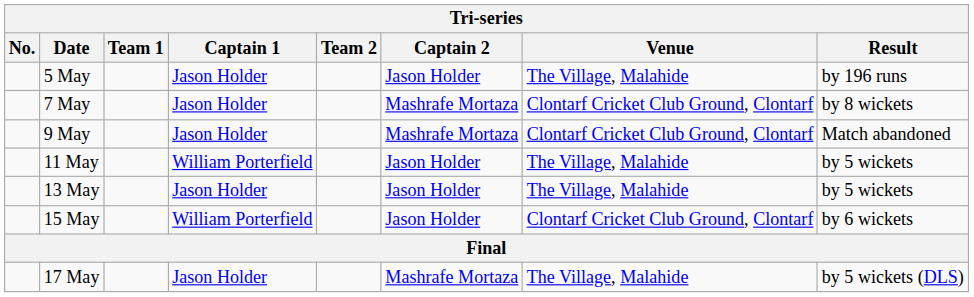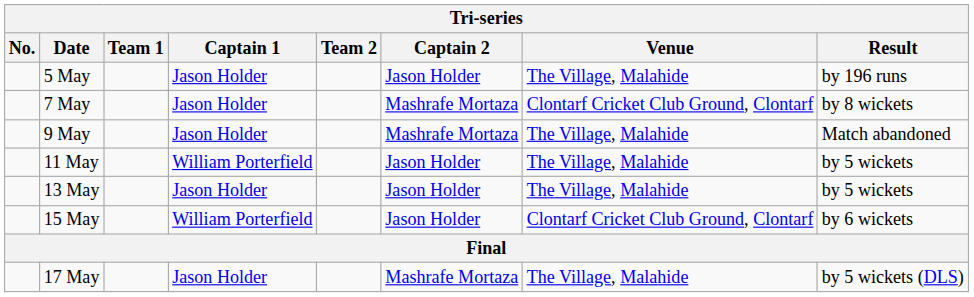(670, 133) Clontarf Cricket Club Ground, Clontarf -> (608, 133) The Village, Malahide
